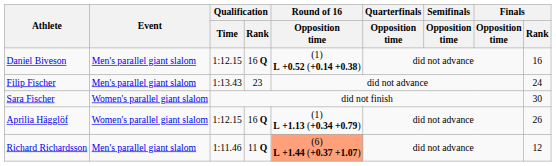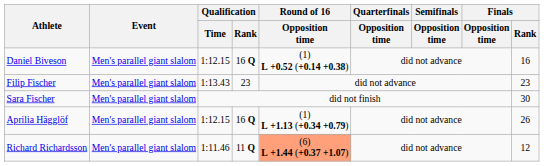(537, 83) 24 -> (525, 83) 23
(150, 99) Women's parallel giant slalom -> (144, 99) Men's parallel giant slalom
(150, 120) Women's parallel giant slalom -> (144, 120) Men's parallel giant slalom
